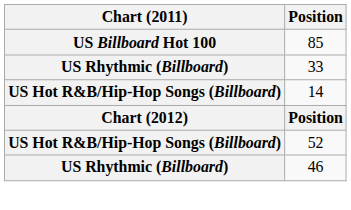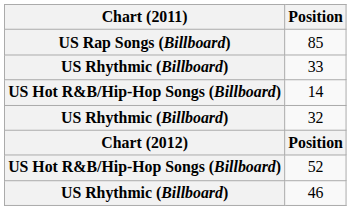(145, 42) US Billboard Hot 100 -> (145, 42) US Rap Songs (Billboard)
+ row: (316, 117)
